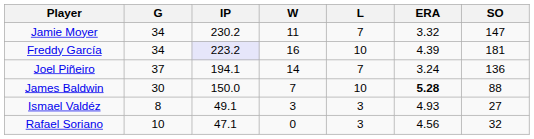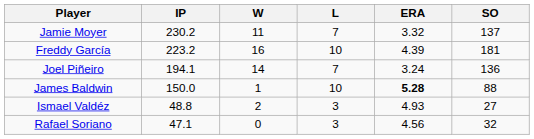- column: (158, 13)
(495, 32) 147 -> (490, 32) 137
(225, 50) lavender background -> (181, 50) no background
(293, 87) 7 -> (258, 87) 1
(225, 106) 49.1 -> (181, 106) 48.8
(293, 106) 3 -> (258, 106) 2
